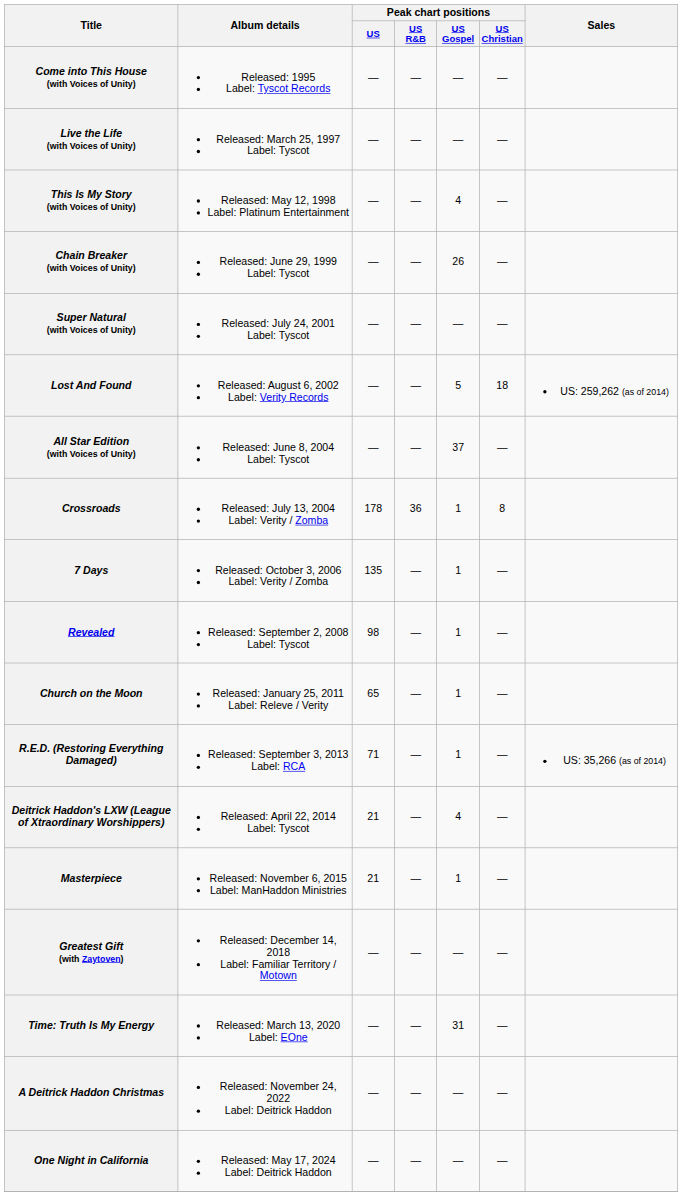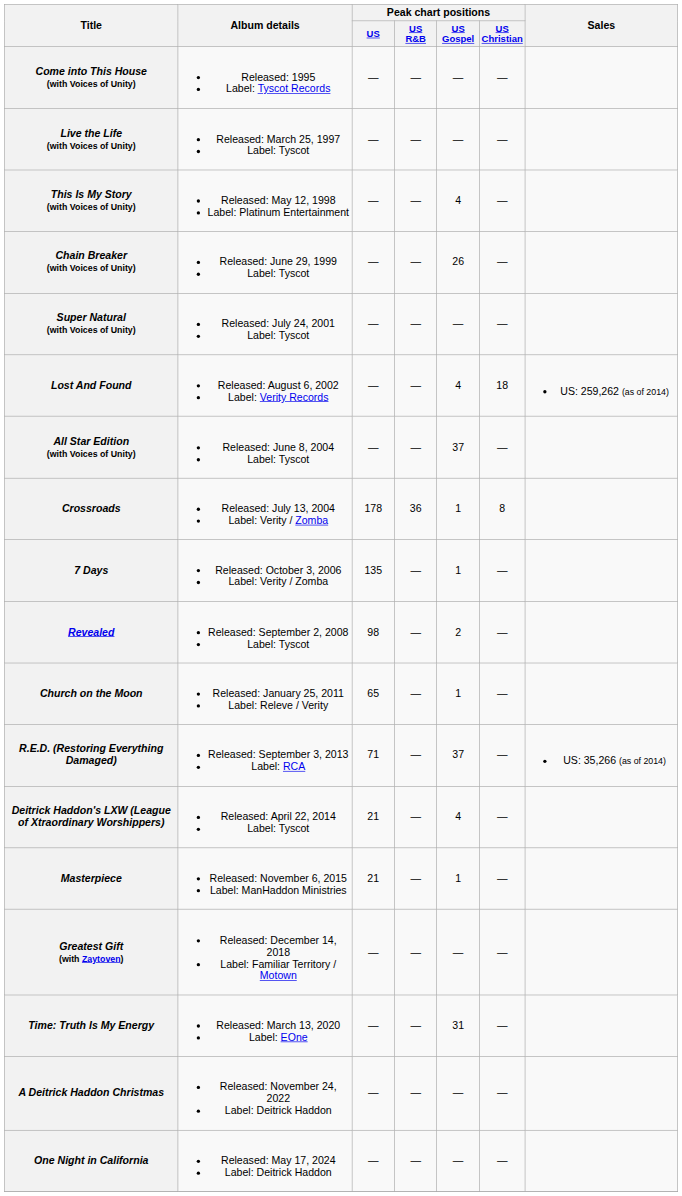(458, 385) 5 -> (458, 385) 4
(458, 632) 1 -> (458, 632) 2
(458, 755) 1 -> (458, 755) 37
